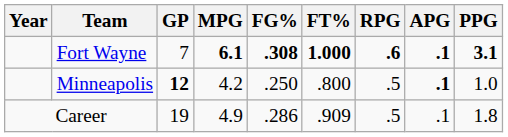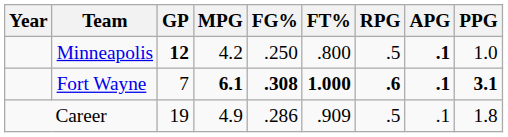rows swapped: (102, 52) <-> (105, 84)
